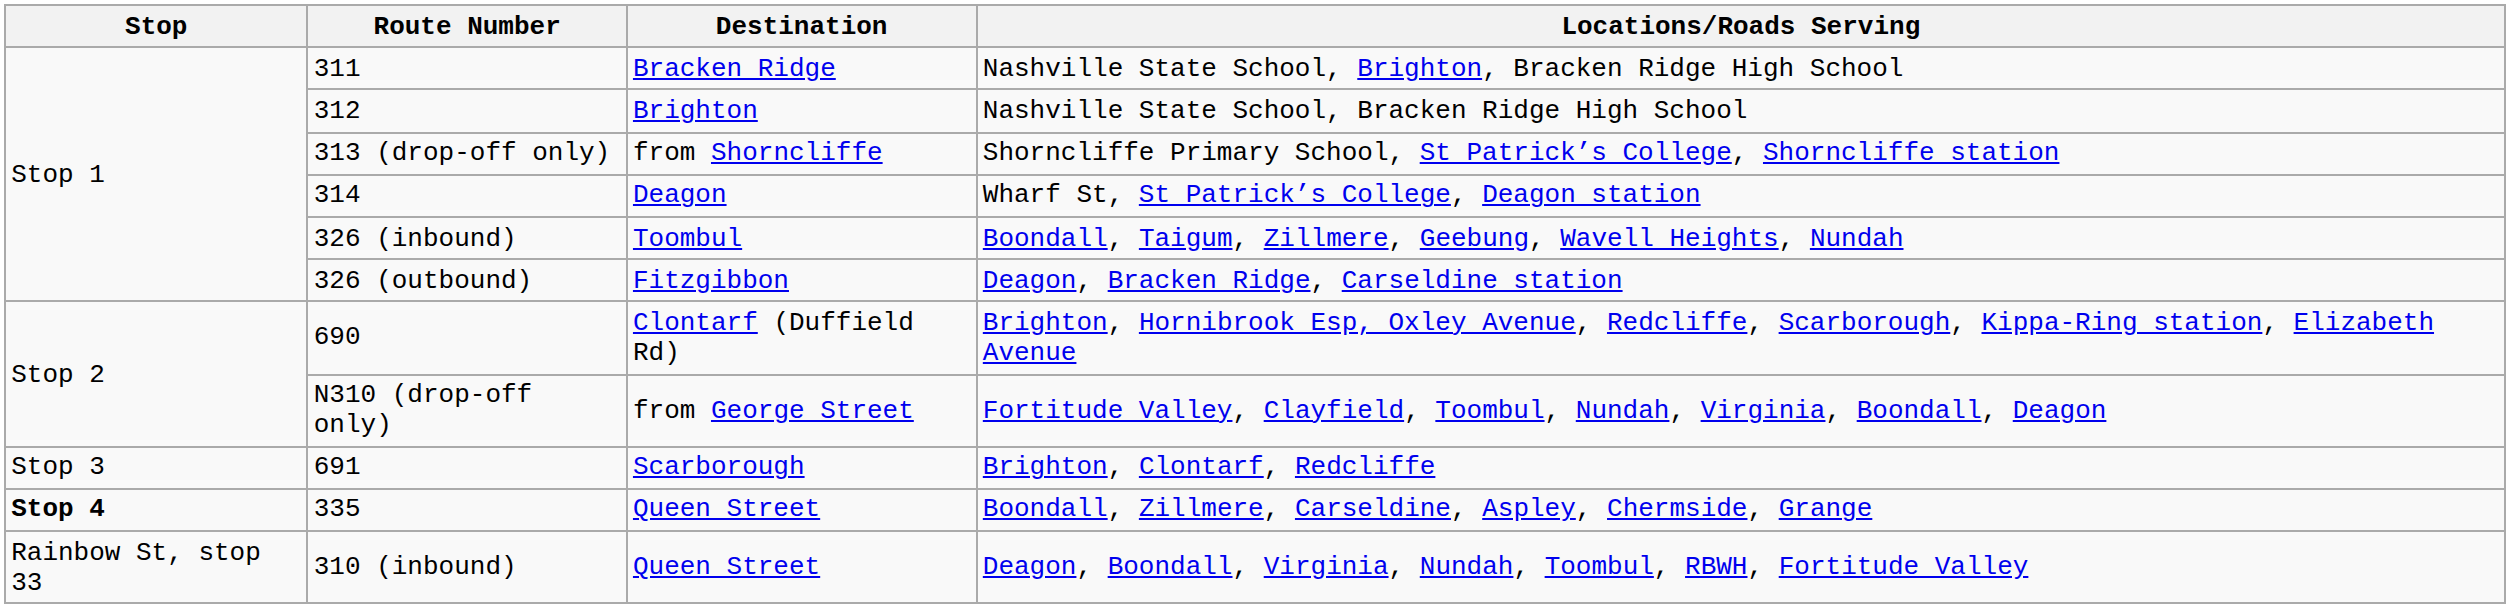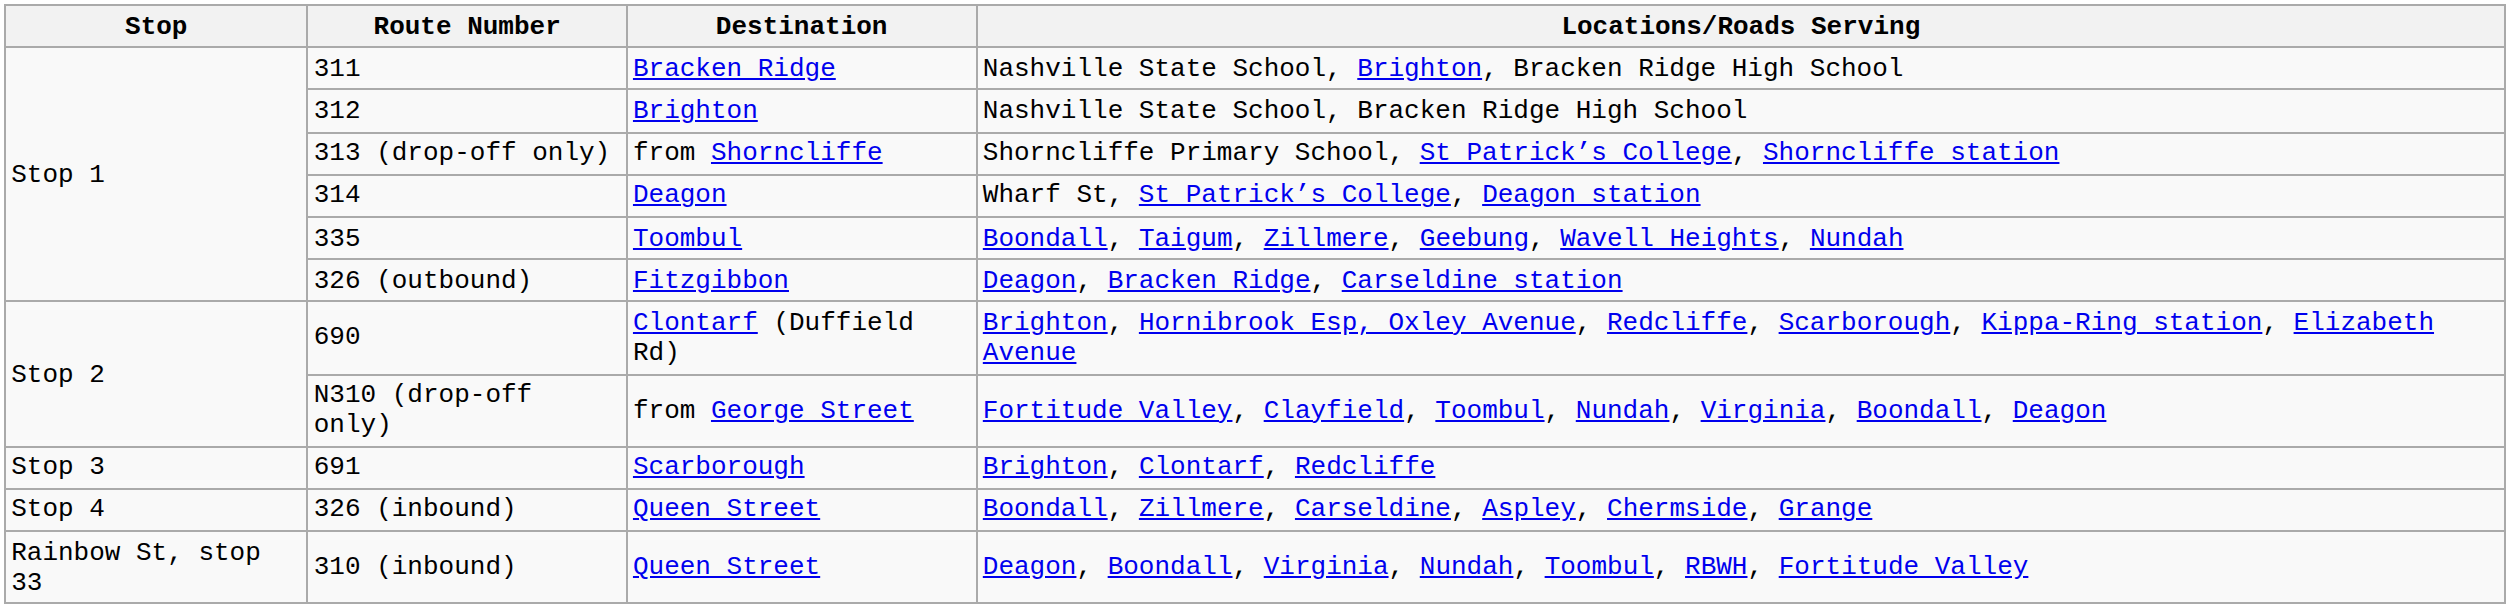(415, 238) 326 (inbound) -> (337, 238) 335
(58, 510) bold -> (58, 510) normal
(337, 510) 335 -> (415, 510) 326 (inbound)
